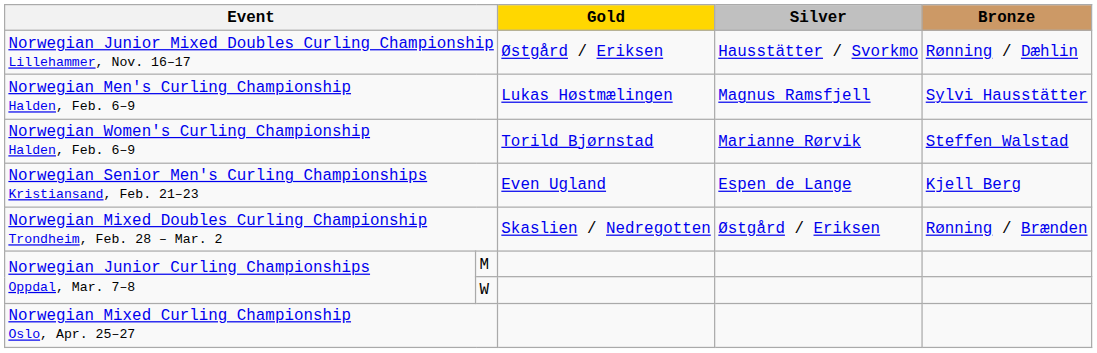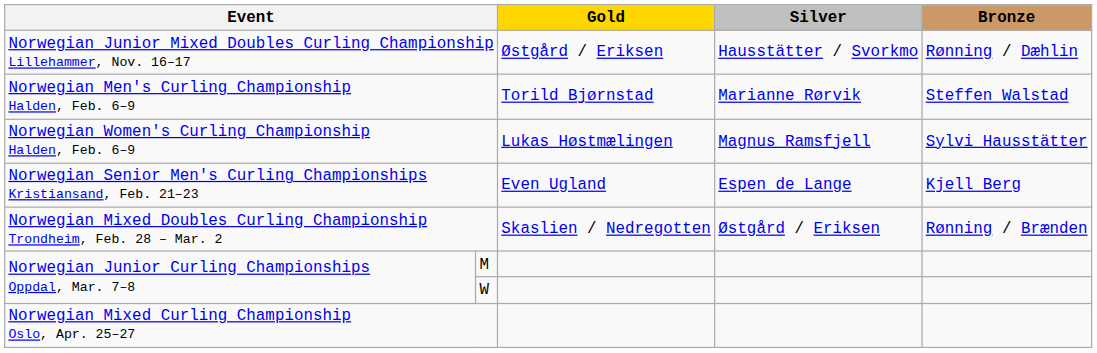(587, 97) Lukas Høstmælingen -> (577, 97) Torild Bjørnstad
(794, 97) Magnus Ramsfjell -> (790, 97) Marianne Rørvik
(1007, 97) Sylvi Hausstätter -> (997, 97) Steffen Walstad
(577, 141) Torild Bjørnstad -> (587, 141) Lukas Høstmælingen
(790, 141) Marianne Rørvik -> (794, 141) Magnus Ramsfjell
(997, 141) Steffen Walstad -> (1007, 141) Sylvi Hausstätter
